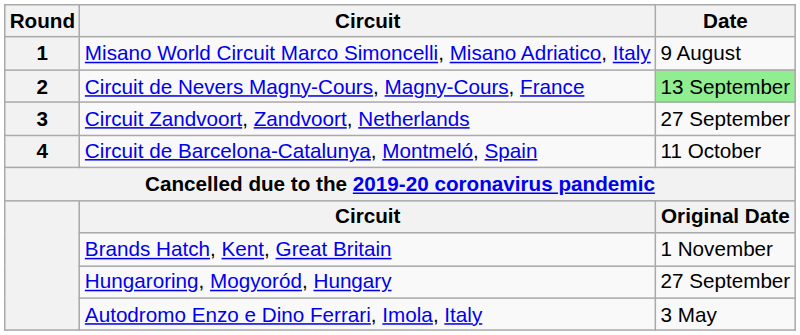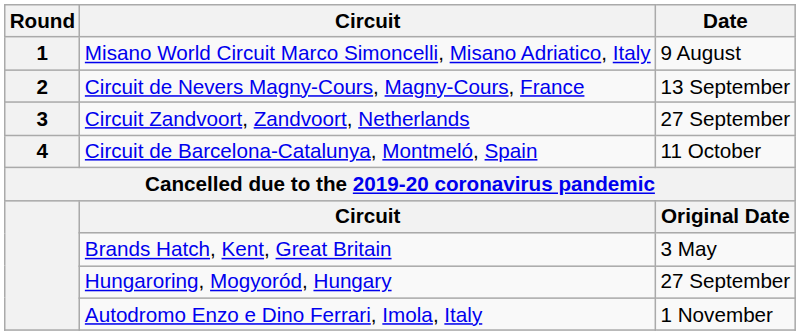(725, 86) lightgreen background -> (725, 86) no background
(717, 249) 1 November -> (689, 249) 3 May
(689, 314) 3 May -> (717, 314) 1 November
